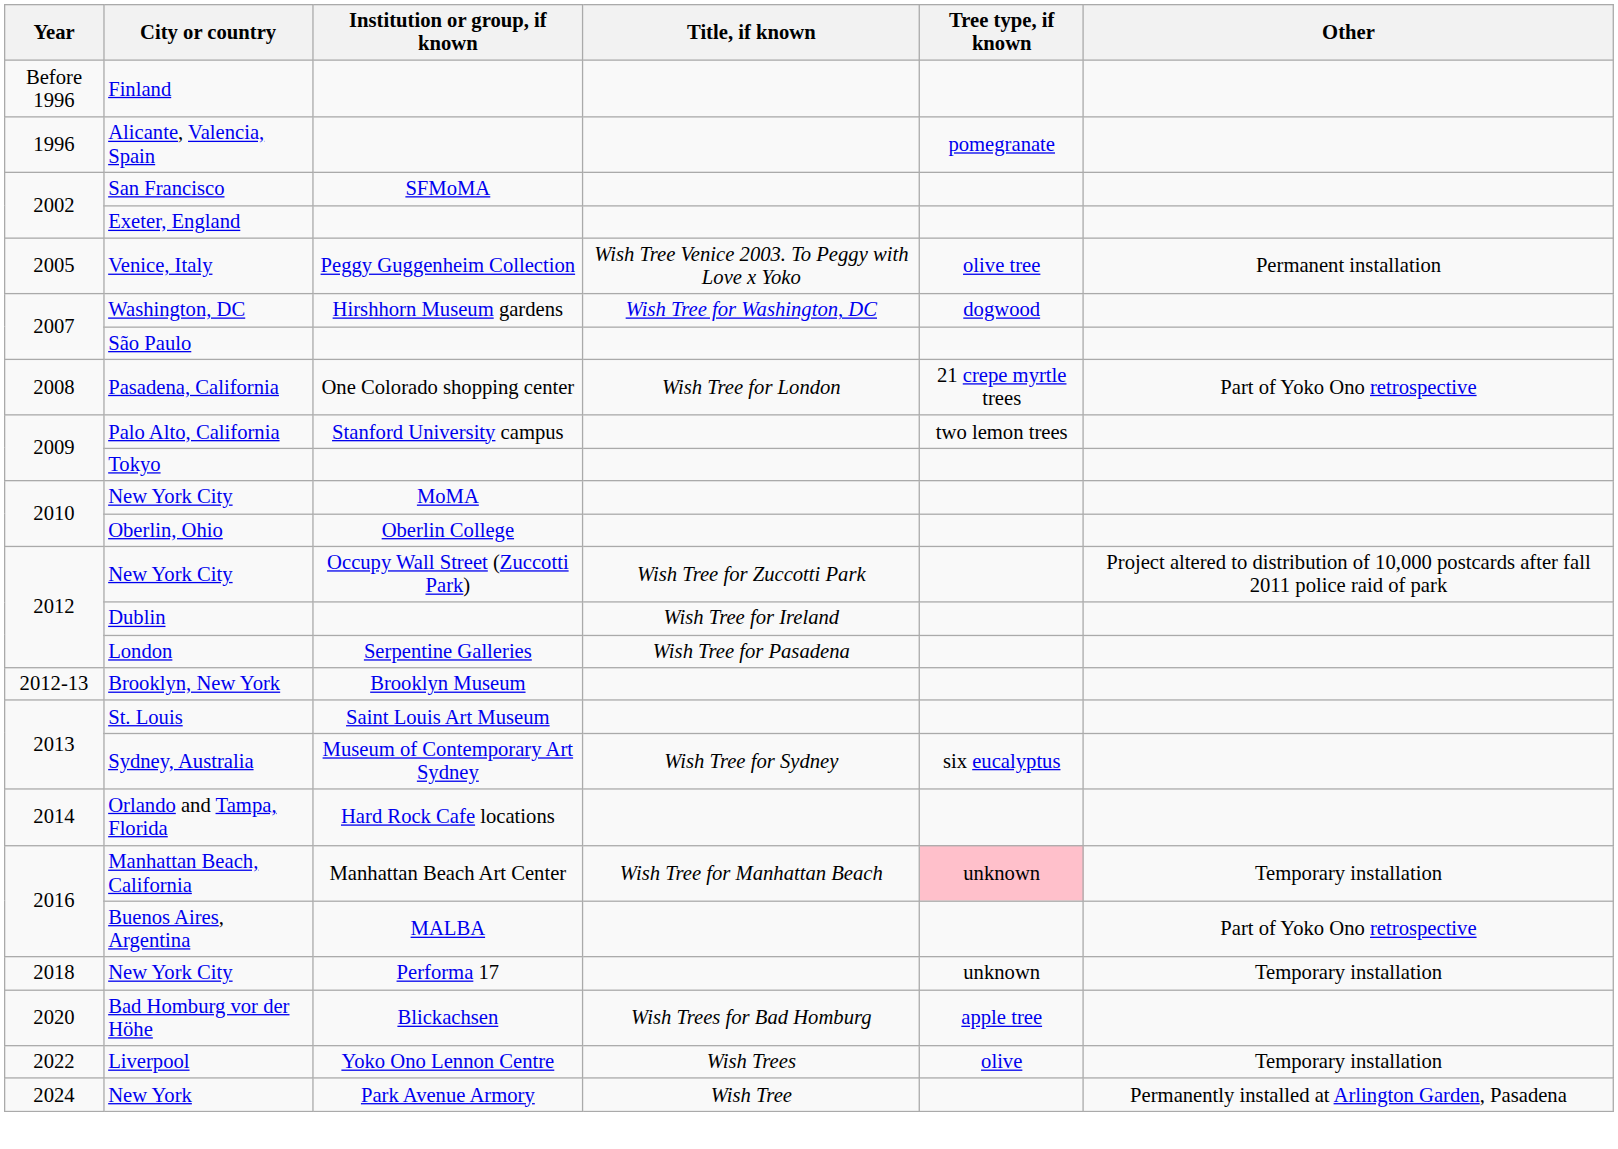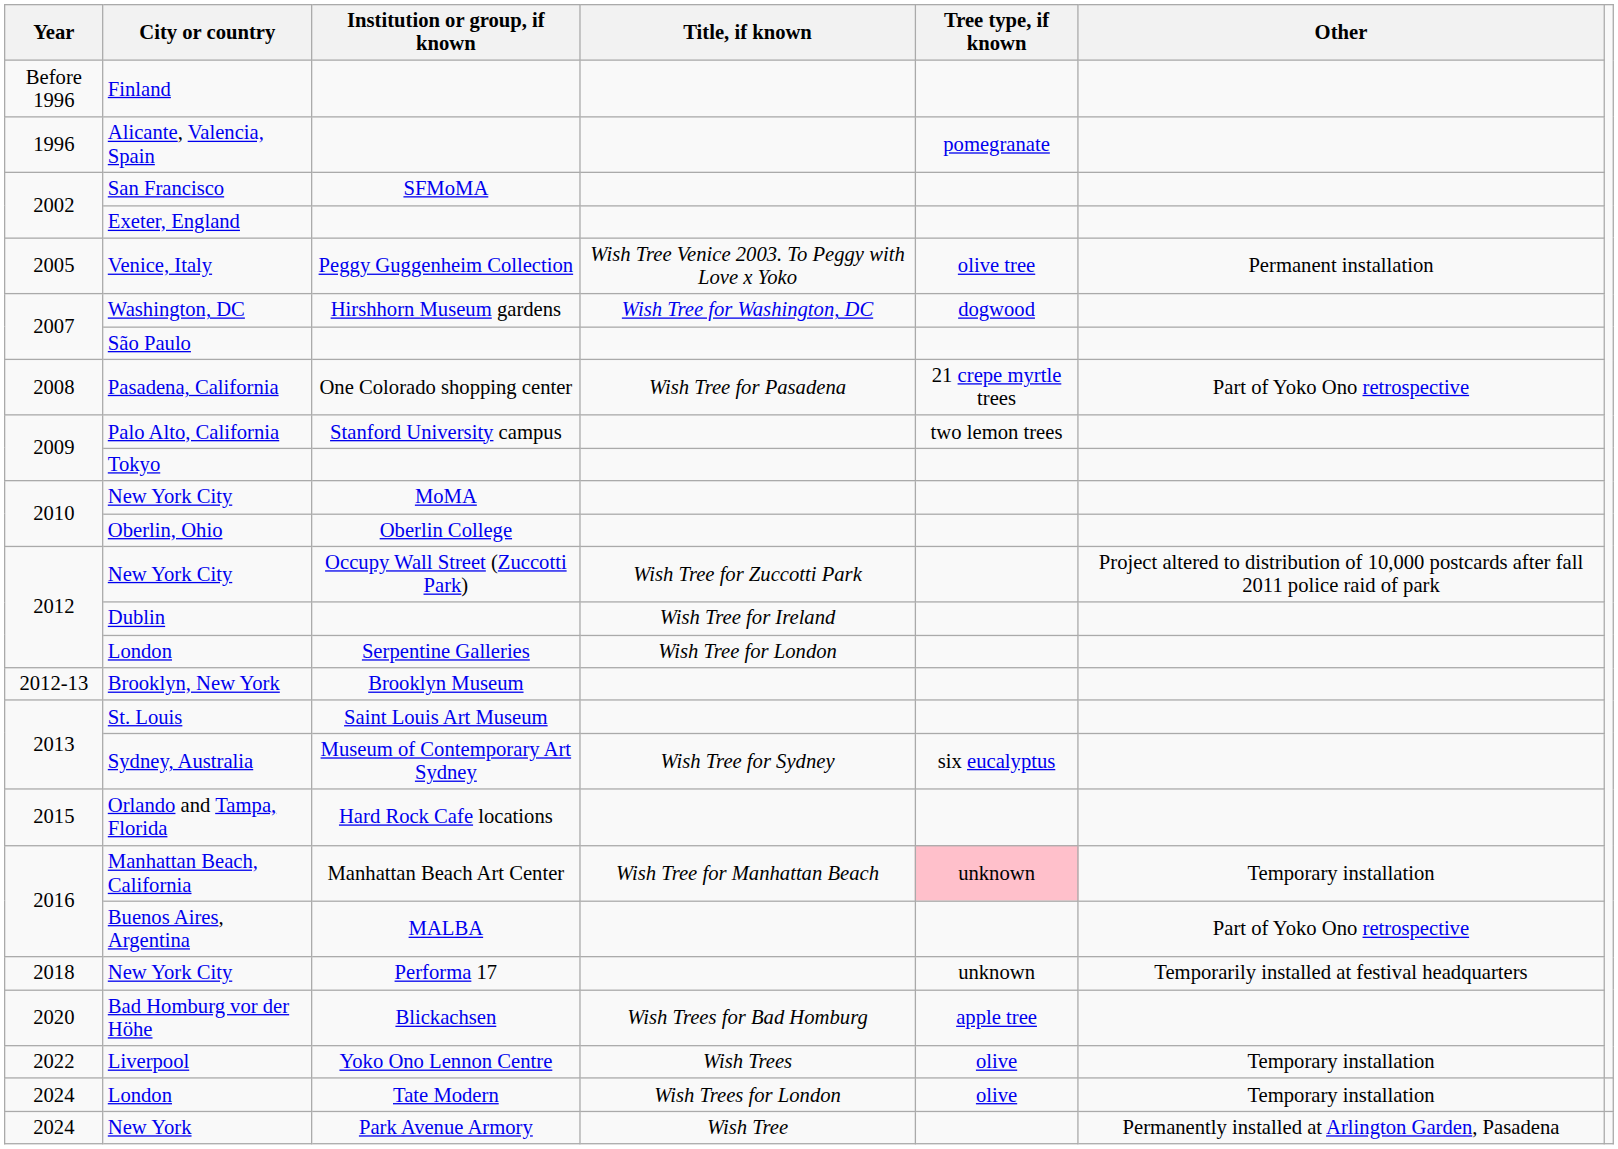(751, 387) Wish Tree for London -> (748, 387) Wish Tree for Pasadena
(751, 651) Wish Tree for Pasadena -> (748, 651) Wish Tree for London
(54, 816) 2014 -> (54, 816) 2015
(1348, 973) Temporary installation -> (1341, 973) Temporarily installed at festival headquarters
+ row: (140, 1094)
